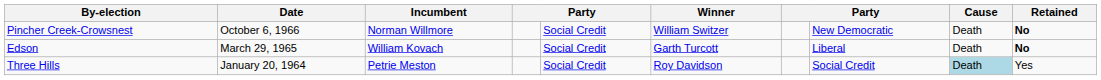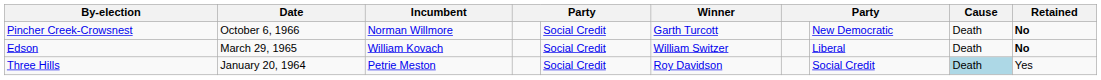(691, 30) William Switzer -> (686, 30) Garth Turcott
(686, 48) Garth Turcott -> (691, 48) William Switzer
